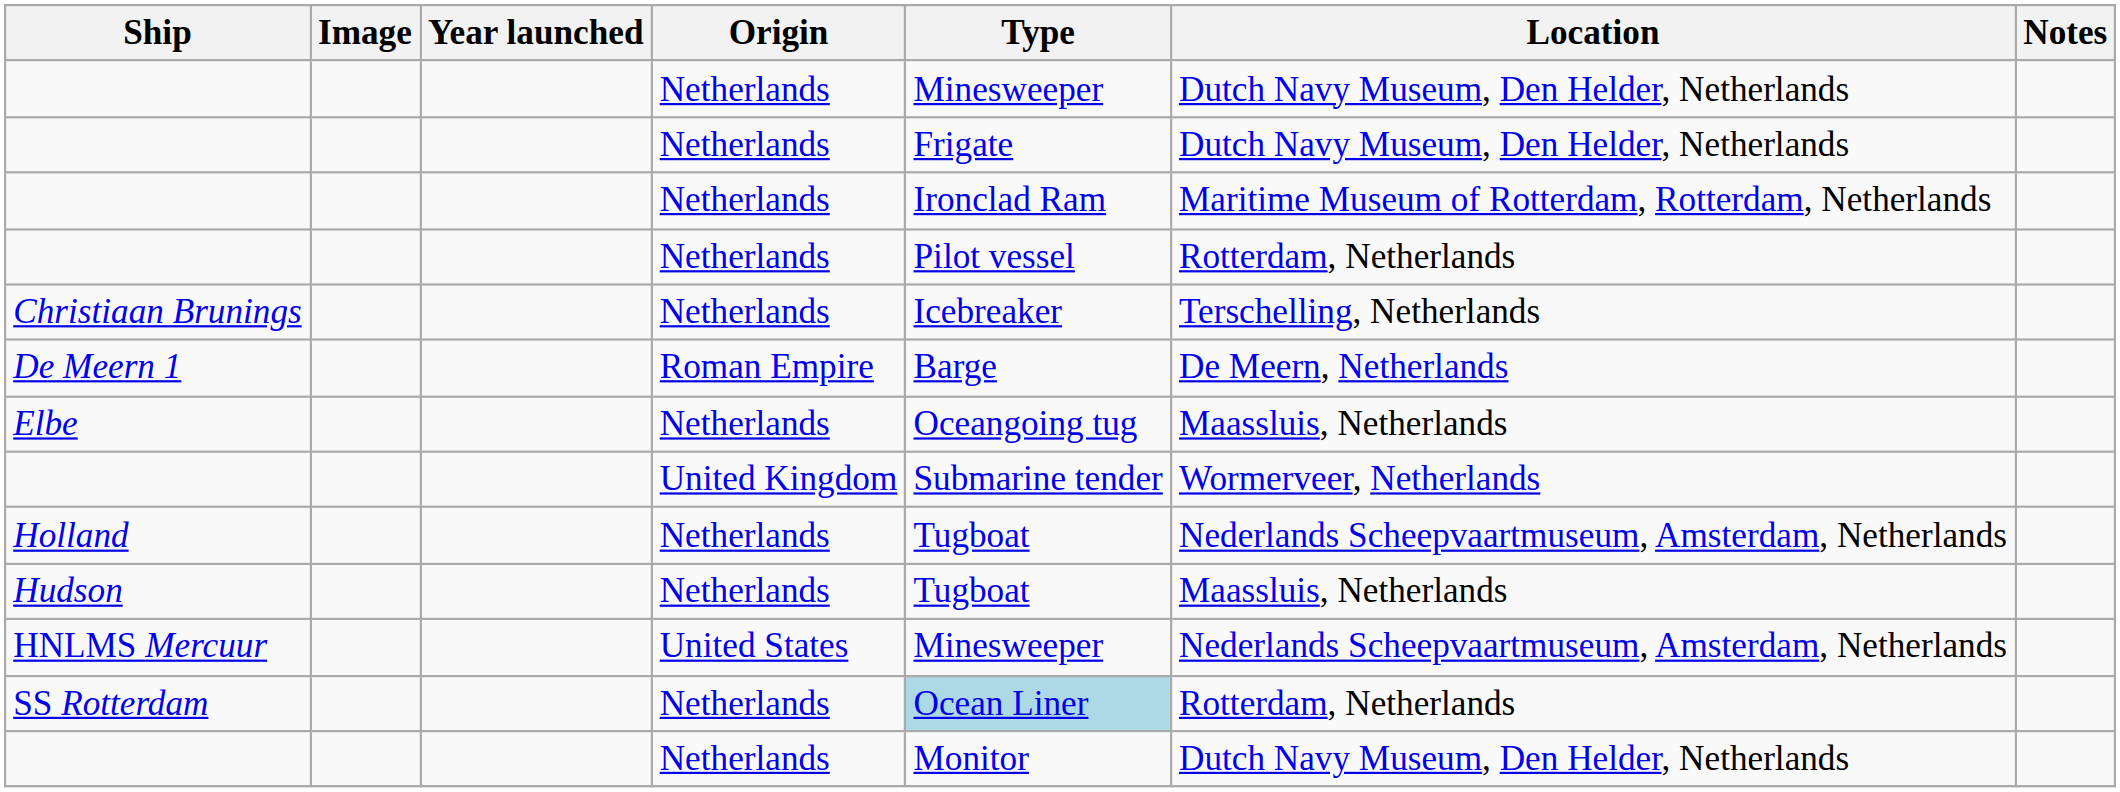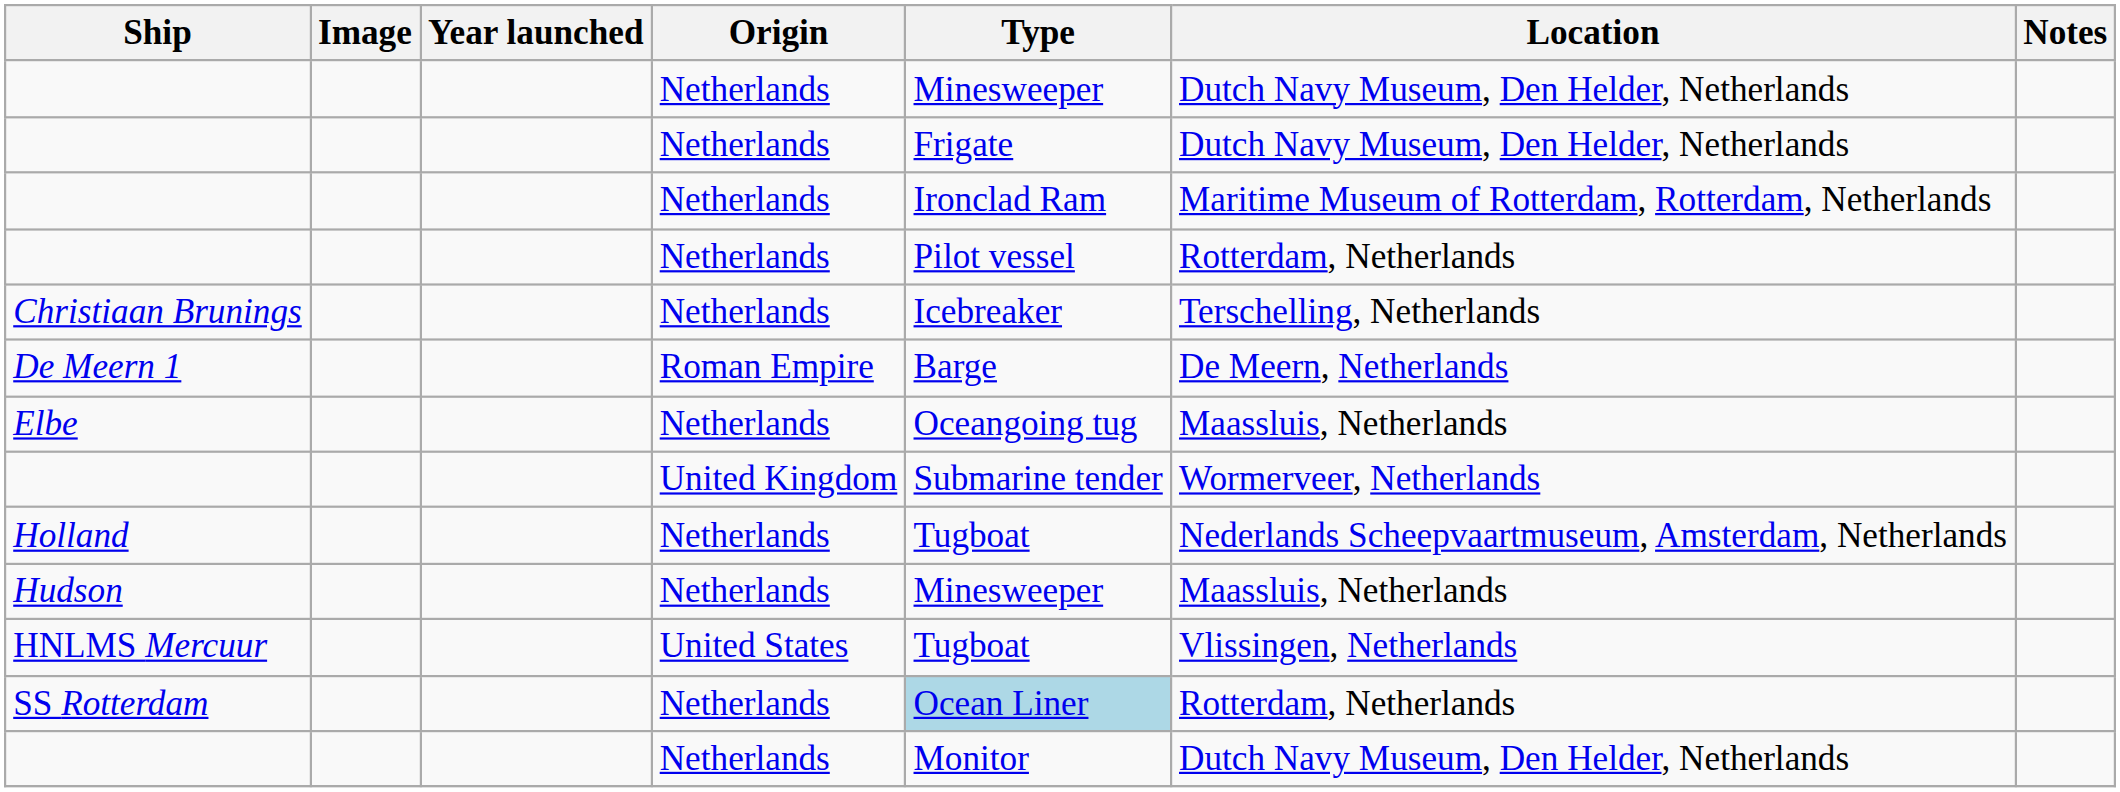(972, 590) Tugboat -> (1008, 590) Minesweeper
(1008, 646) Minesweeper -> (972, 646) Tugboat
(1593, 646) Nederlands Scheepvaartmuseum, Amsterdam, Netherlands -> (1348, 646) Vlissingen, Netherlands
